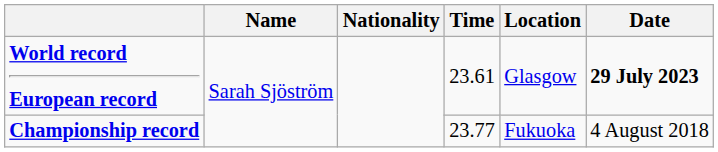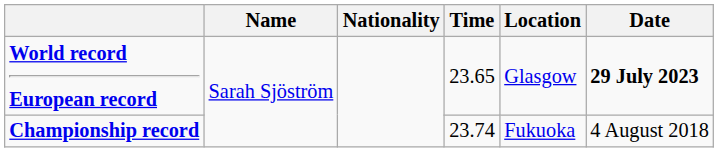(472, 75) 23.61 -> (472, 75) 23.65
(472, 130) 23.77 -> (472, 130) 23.74
